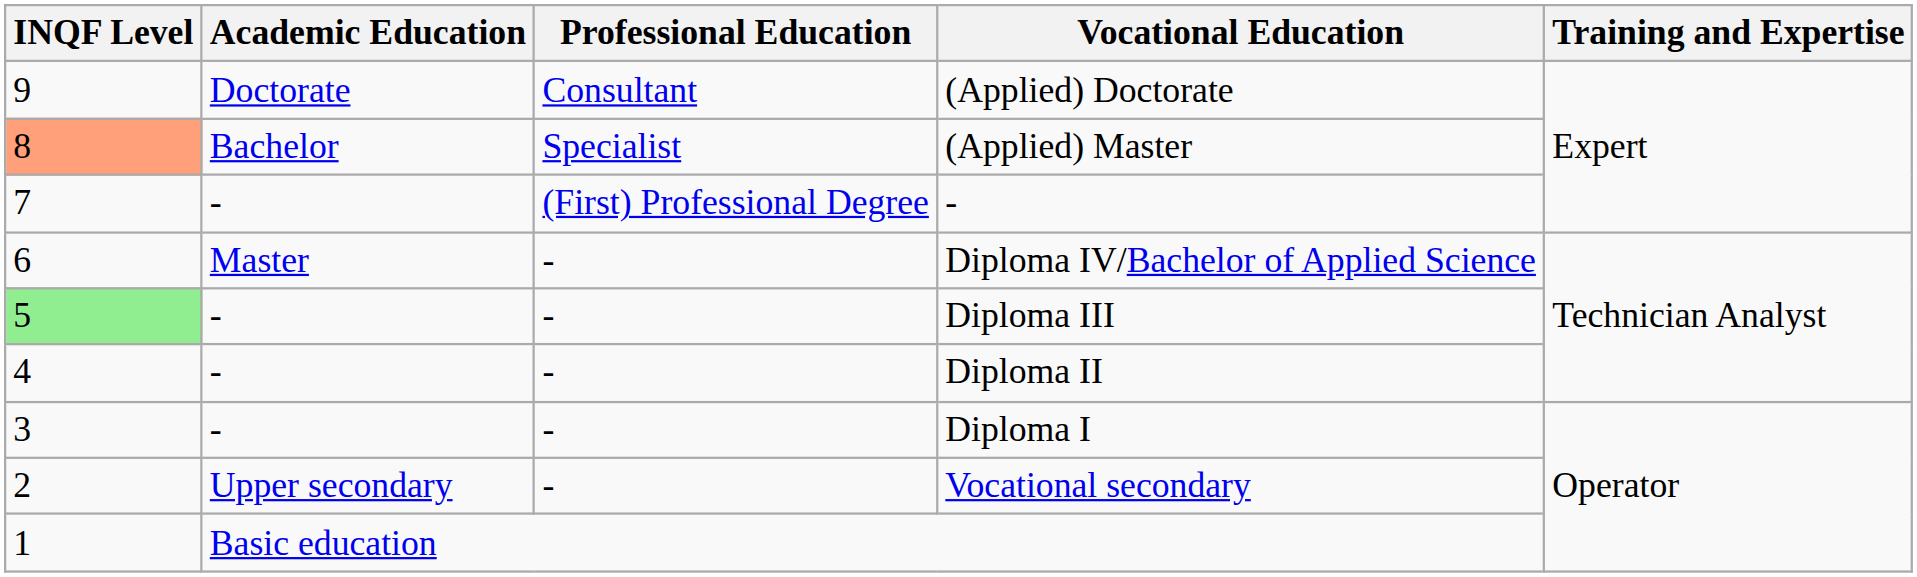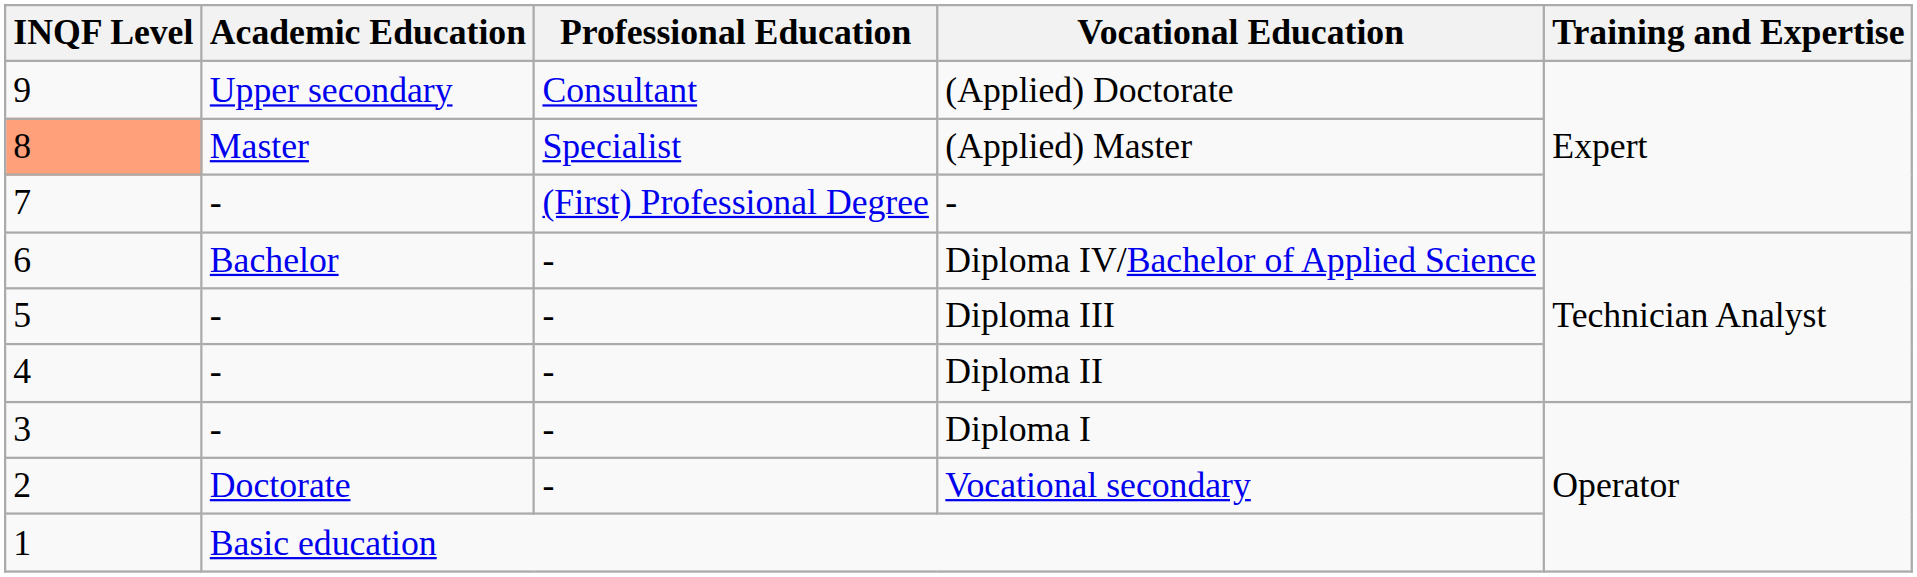(280, 89) Doctorate -> (331, 89) Upper secondary
(274, 145) Bachelor -> (259, 145) Master
(259, 259) Master -> (274, 259) Bachelor
(22, 315) lightgreen background -> (22, 315) no background
(331, 485) Upper secondary -> (280, 485) Doctorate
